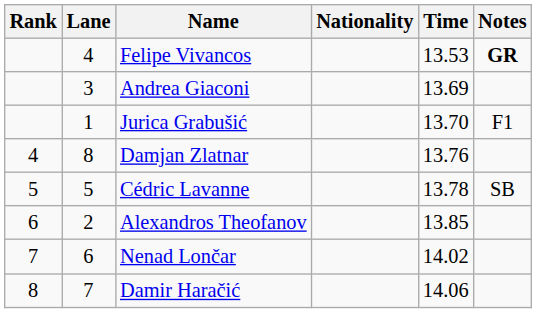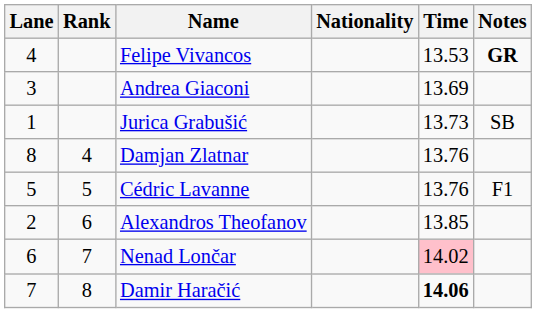columns swapped: (33, 21) <-> (88, 21)
(446, 122) 13.70 -> (446, 122) 13.73
(502, 122) F1 -> (502, 122) SB
(446, 189) 13.78 -> (446, 189) 13.76
(502, 189) SB -> (502, 189) F1
(446, 256) no background -> (446, 256) pink background
(446, 290) normal -> (446, 290) bold
